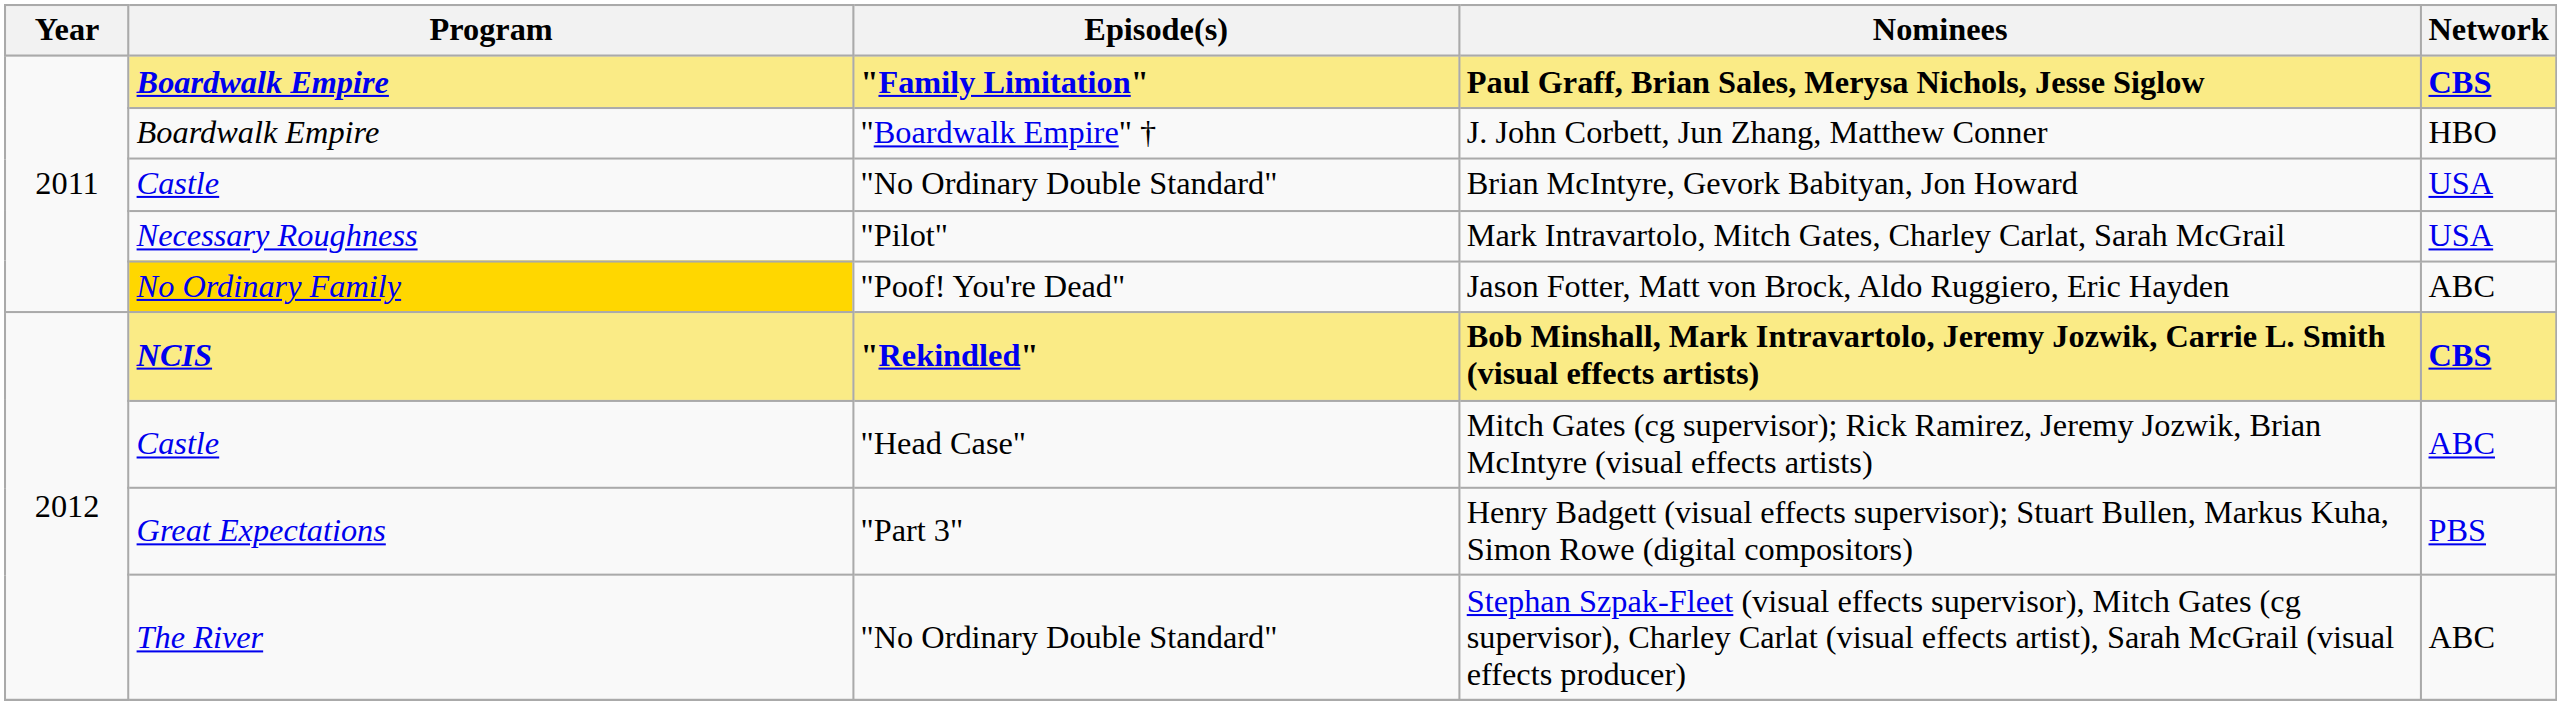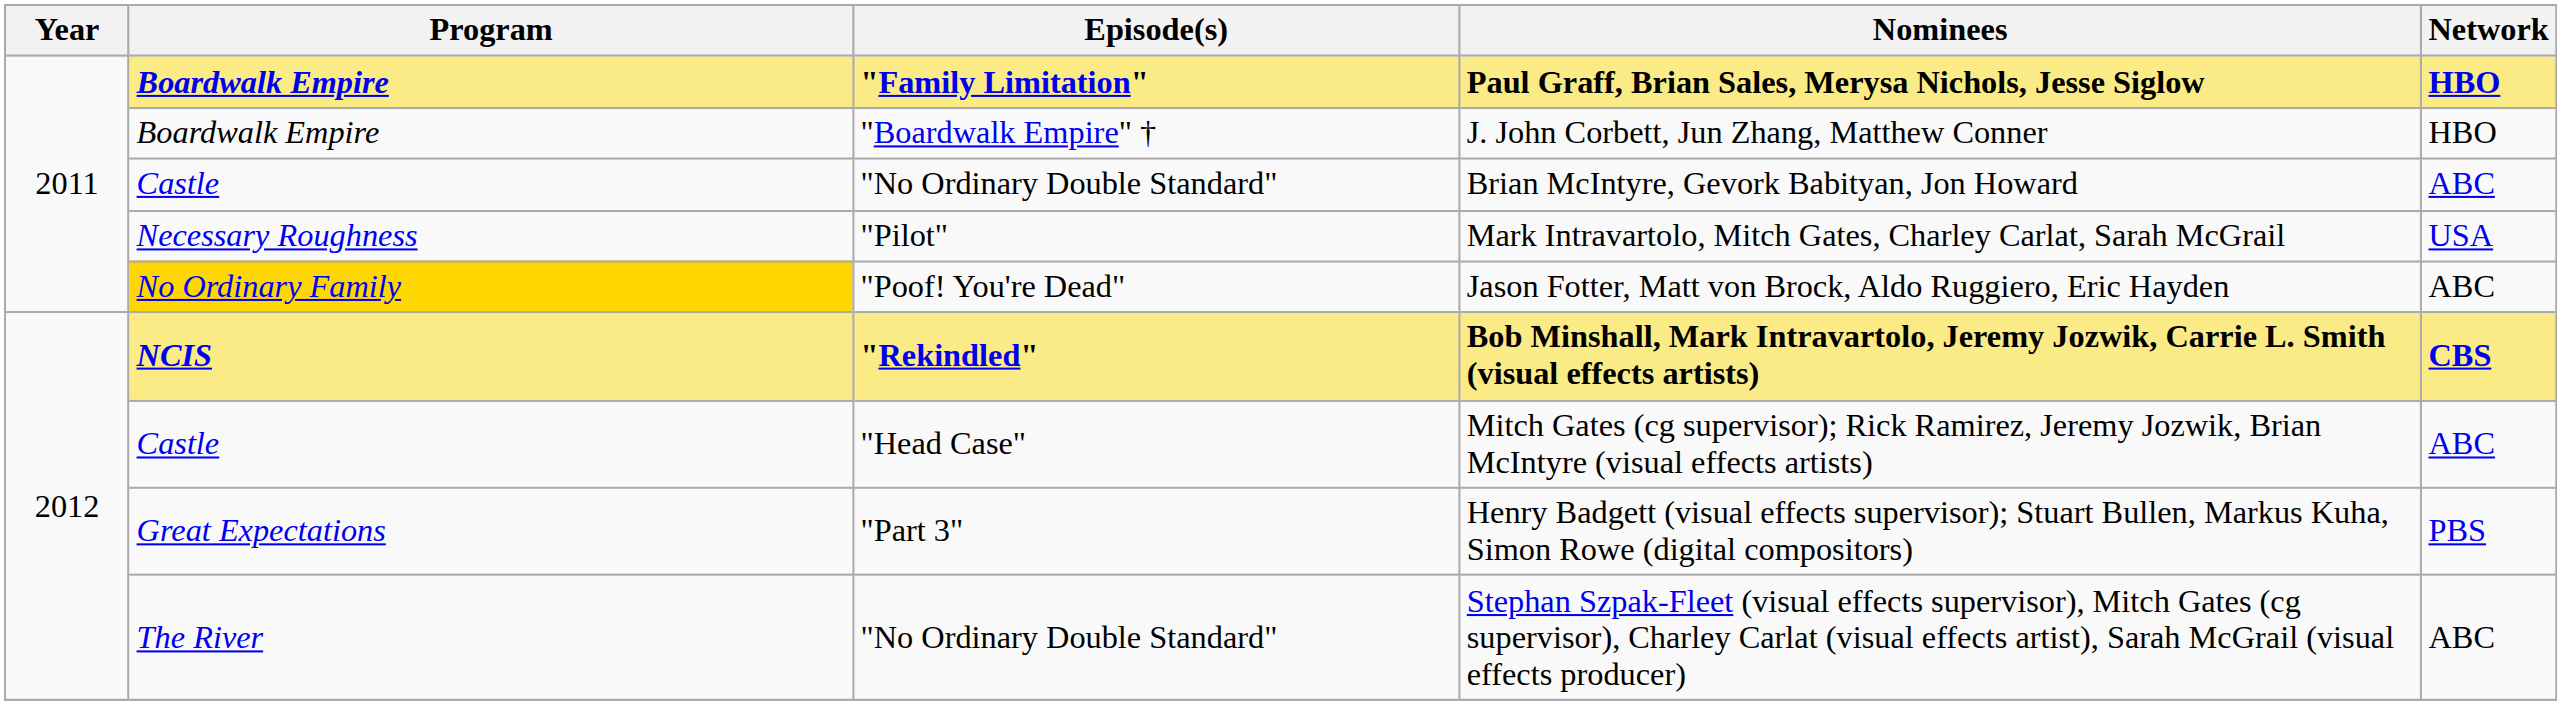(2460, 81) CBS -> (2464, 81) HBO
(2461, 183) USA -> (2462, 183) ABC
